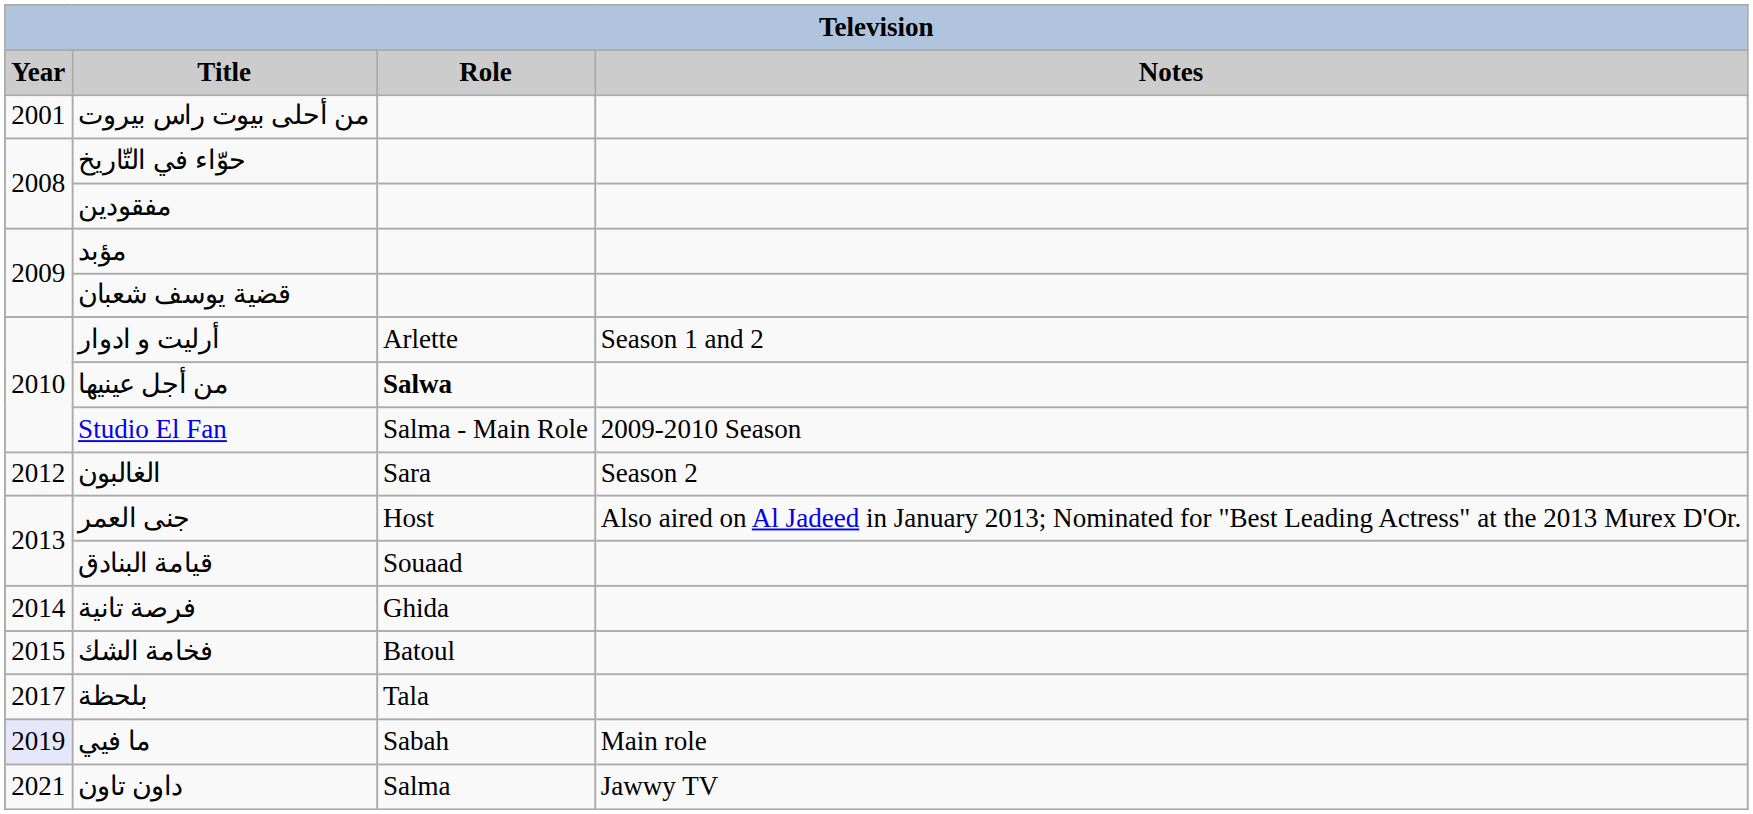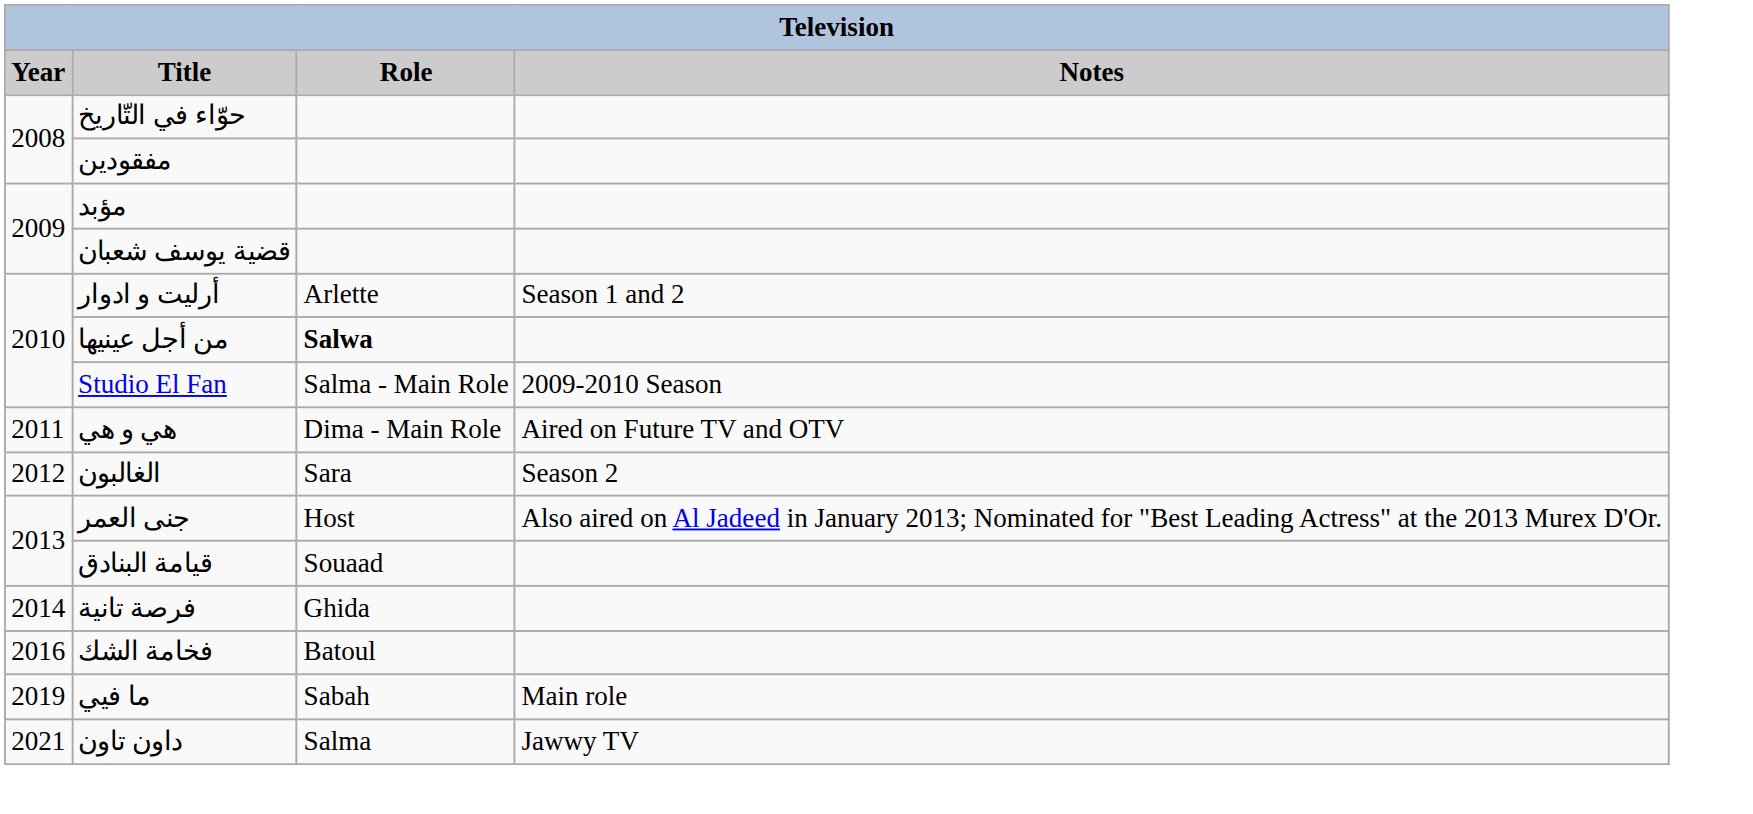- row: (224, 116)
+ row: (127, 429)
(38, 652) 2015 -> (38, 652) 2016
- row: (113, 696)
(38, 741) lavender background -> (38, 696) no background
